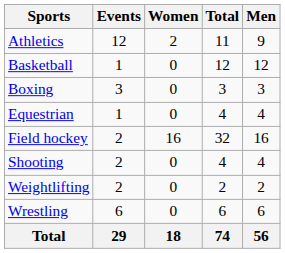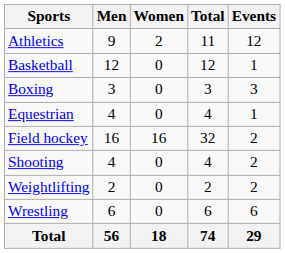columns swapped: (261, 16) <-> (119, 16)
